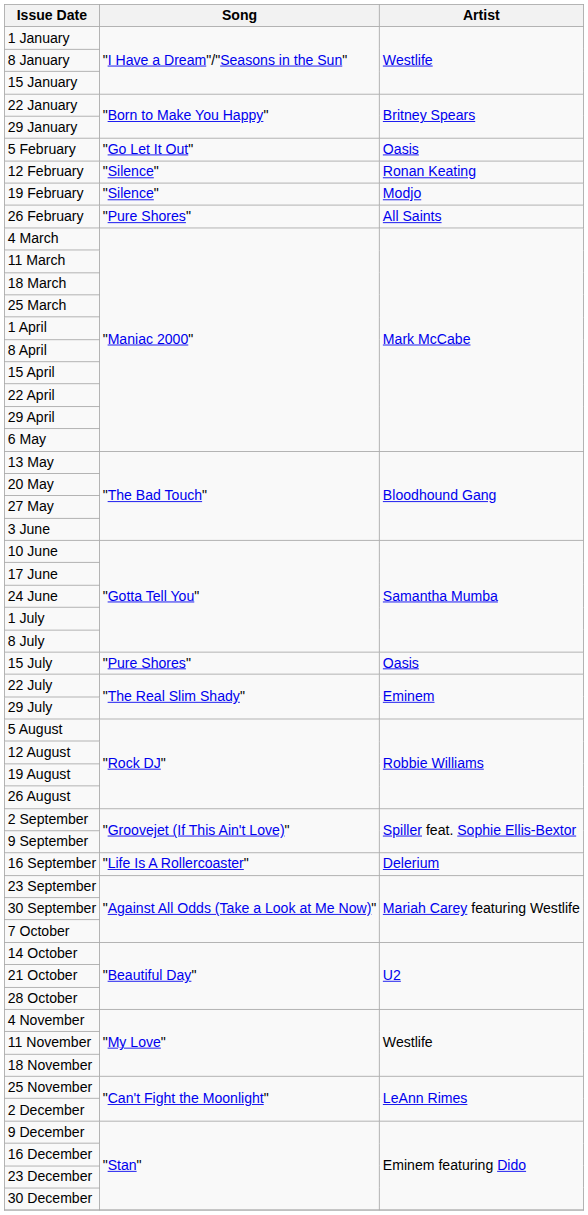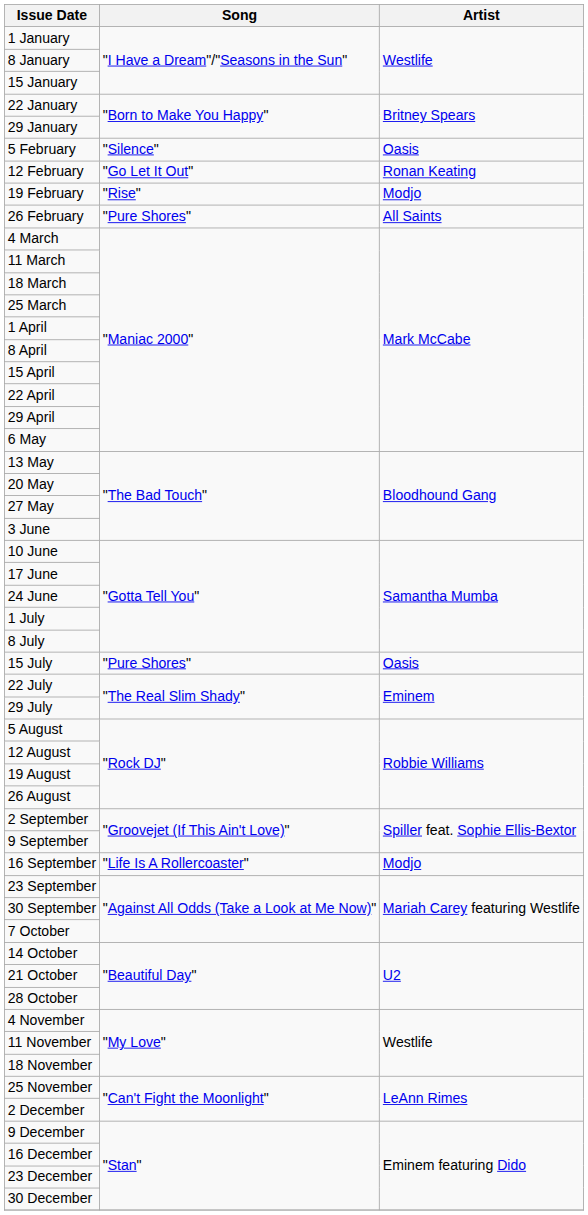(148, 149) "Go Let It Out" -> (131, 149) "Silence"
(131, 171) "Silence" -> (148, 171) "Go Let It Out"
(131, 194) "Silence" -> (122, 194) "Rise"
(411, 864) Delerium -> (402, 864) Modjo
